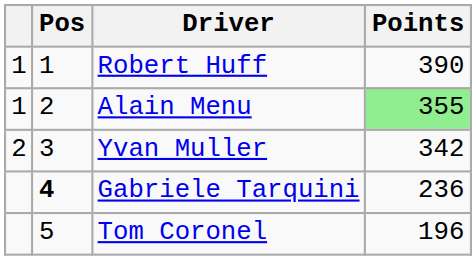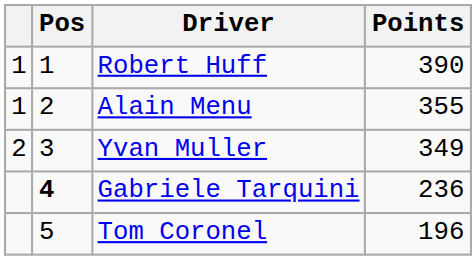(441, 109) lightgreen background -> (441, 109) no background
(441, 151) 342 -> (441, 151) 349
